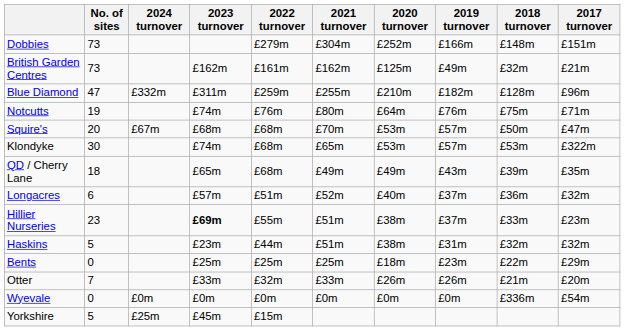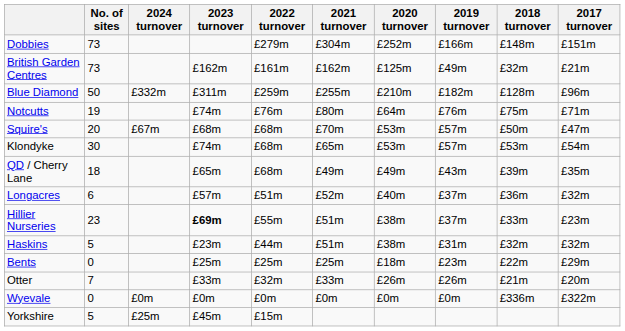(94, 93) 47 -> (94, 93) 50
(578, 147) £322m -> (575, 147) £54m
(575, 298) £54m -> (578, 298) £322m
